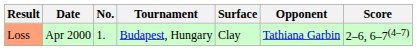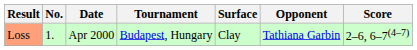columns swapped: (105, 14) <-> (68, 14)
